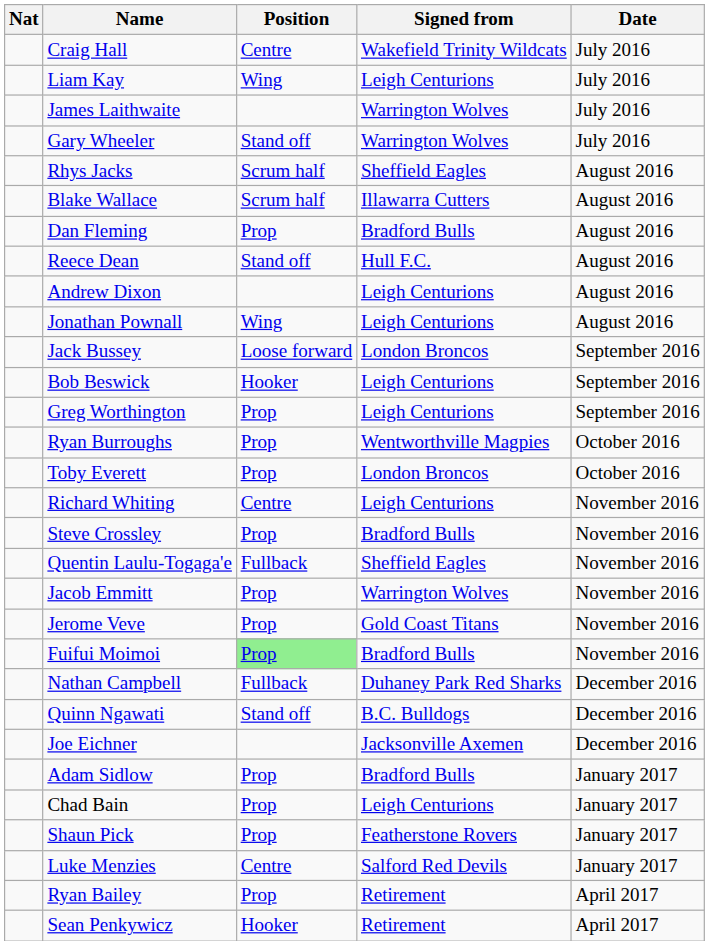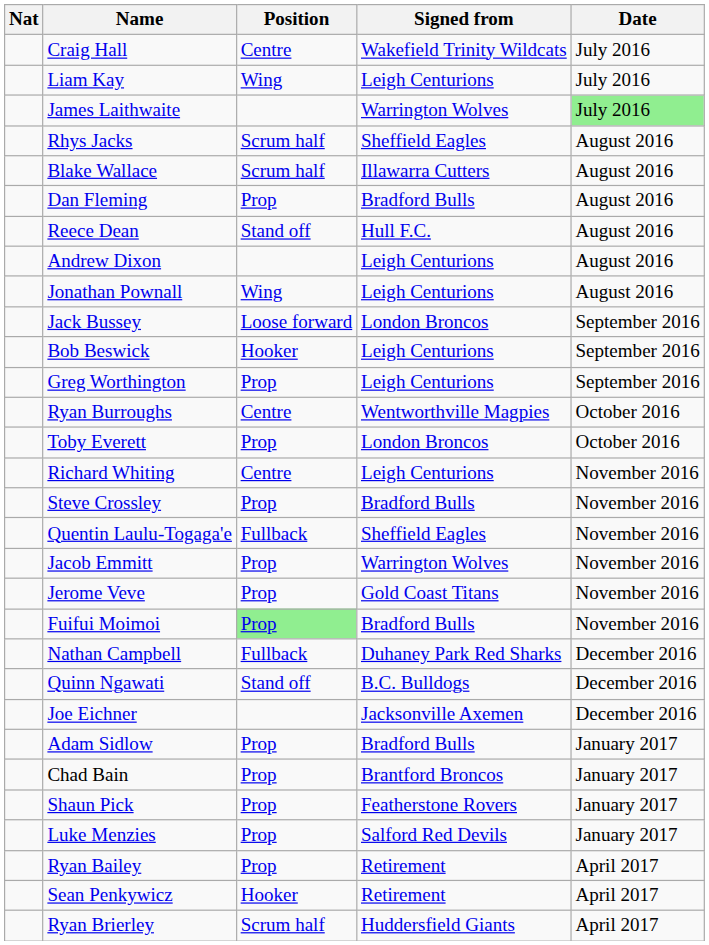(613, 110) no background -> (613, 110) lightgreen background
- row: (101, 140)
(259, 442) Prop -> (266, 412) Centre
(427, 804) Leigh Centurions -> (432, 774) Brantford Broncos
(266, 865) Centre -> (259, 834) Prop
+ row: (101, 925)
